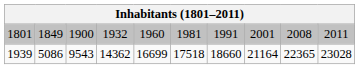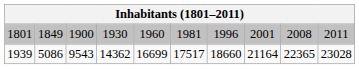(115, 34) 1932 -> (115, 34) 1930
(226, 34) 1991 -> (226, 34) 1996
(189, 53) 17518 -> (189, 53) 17517
